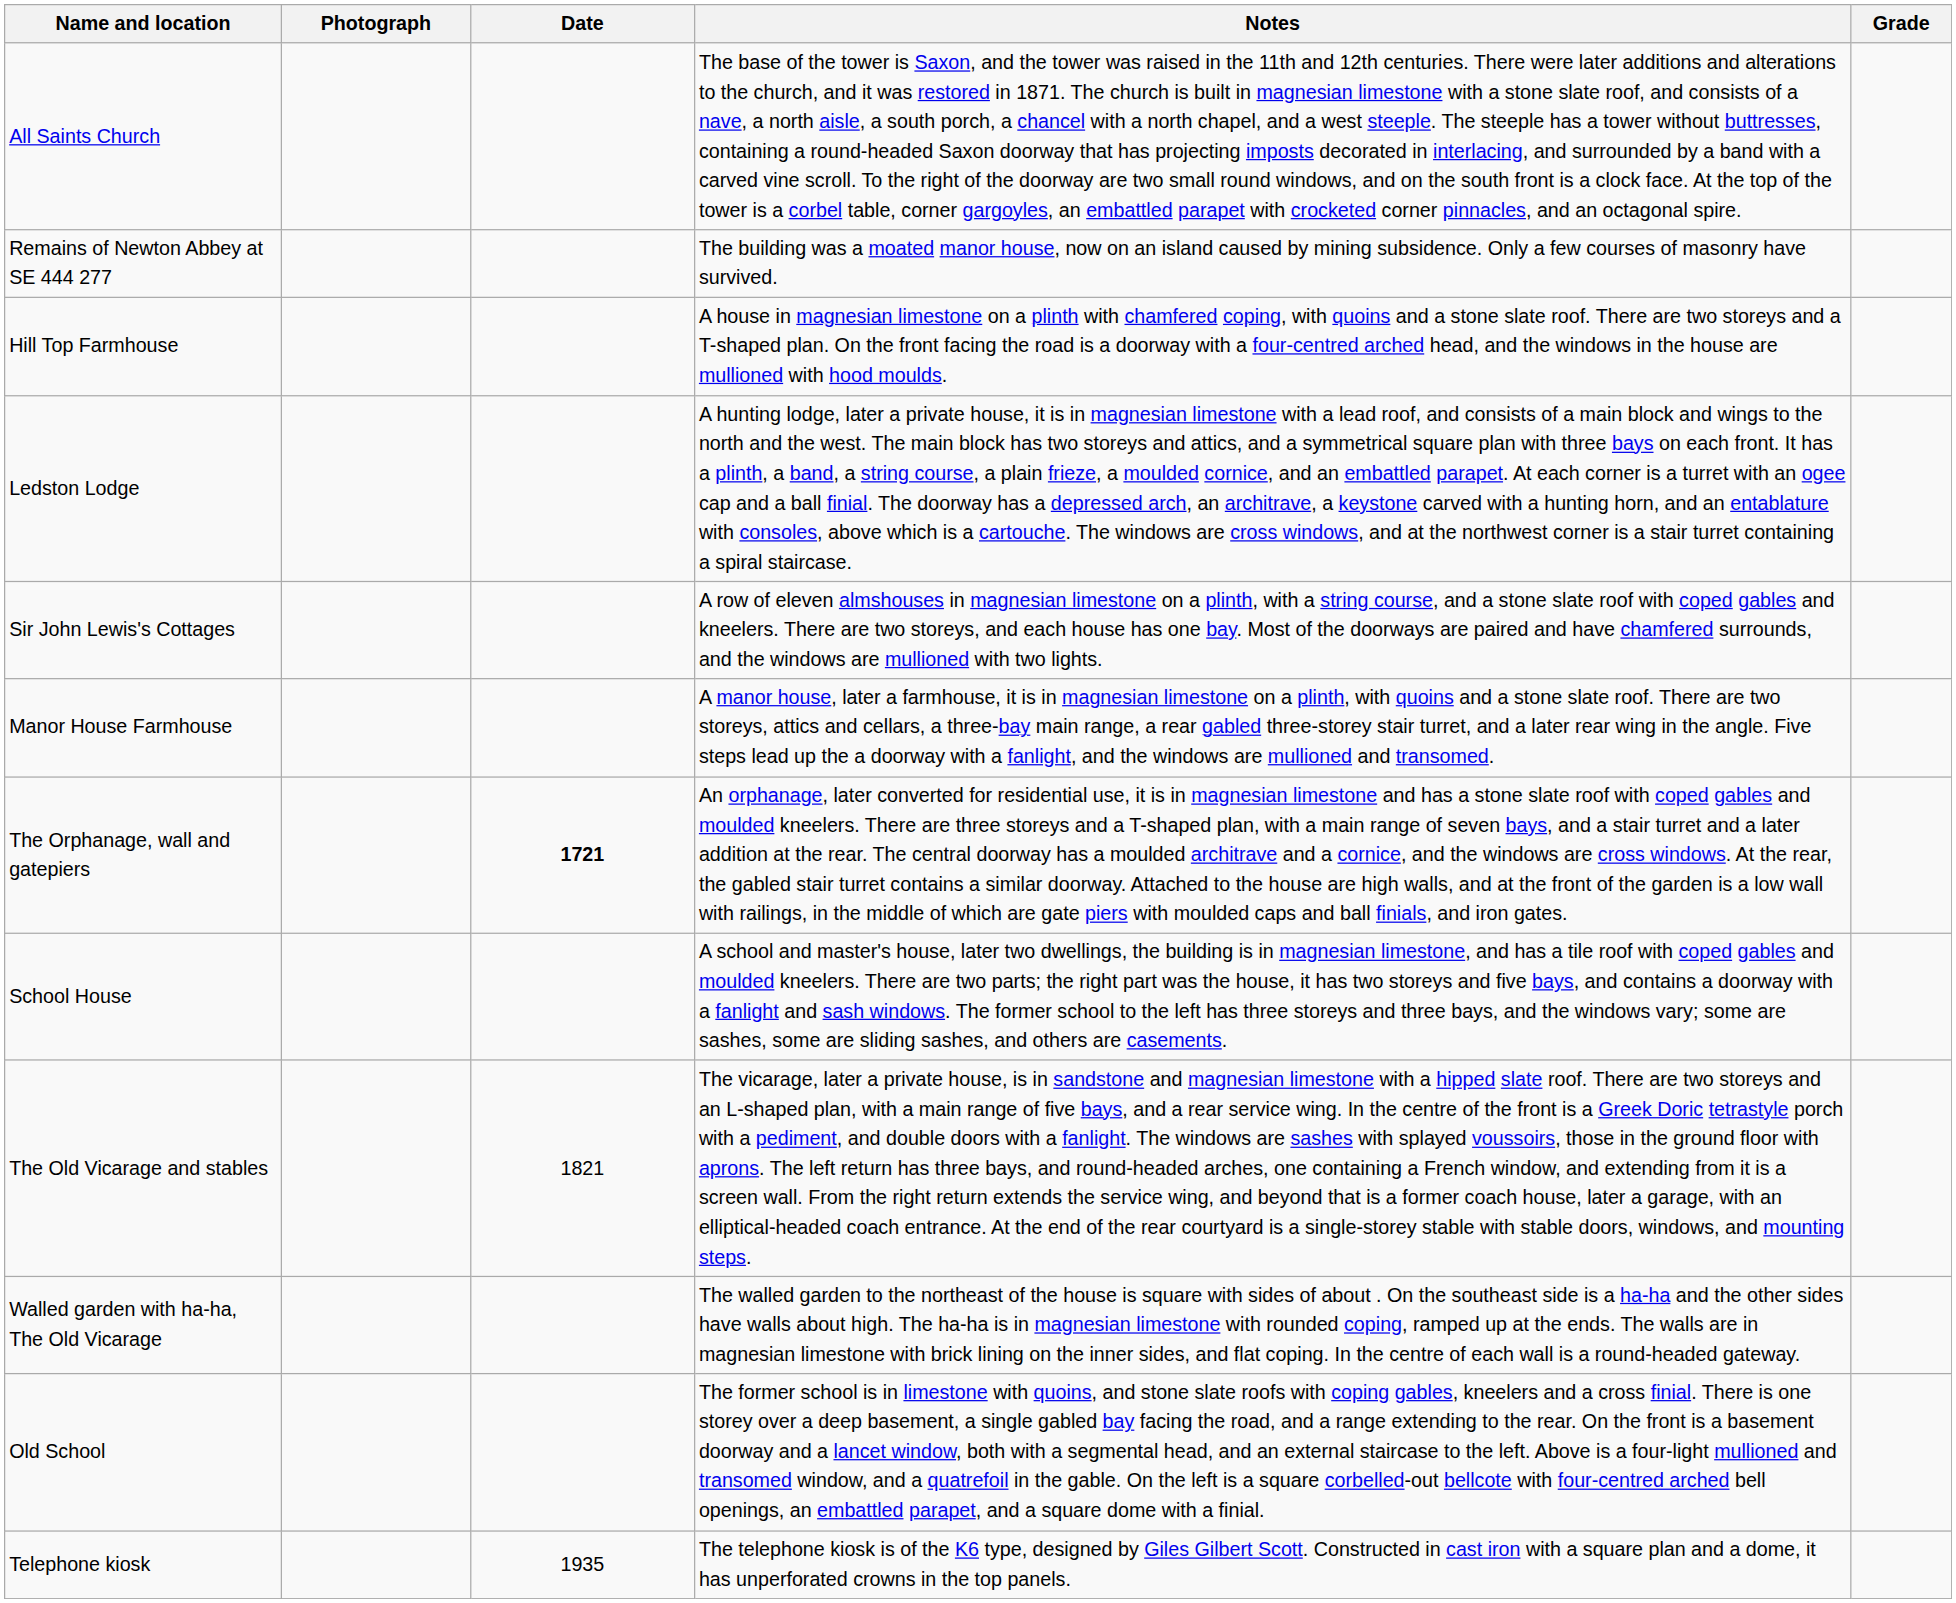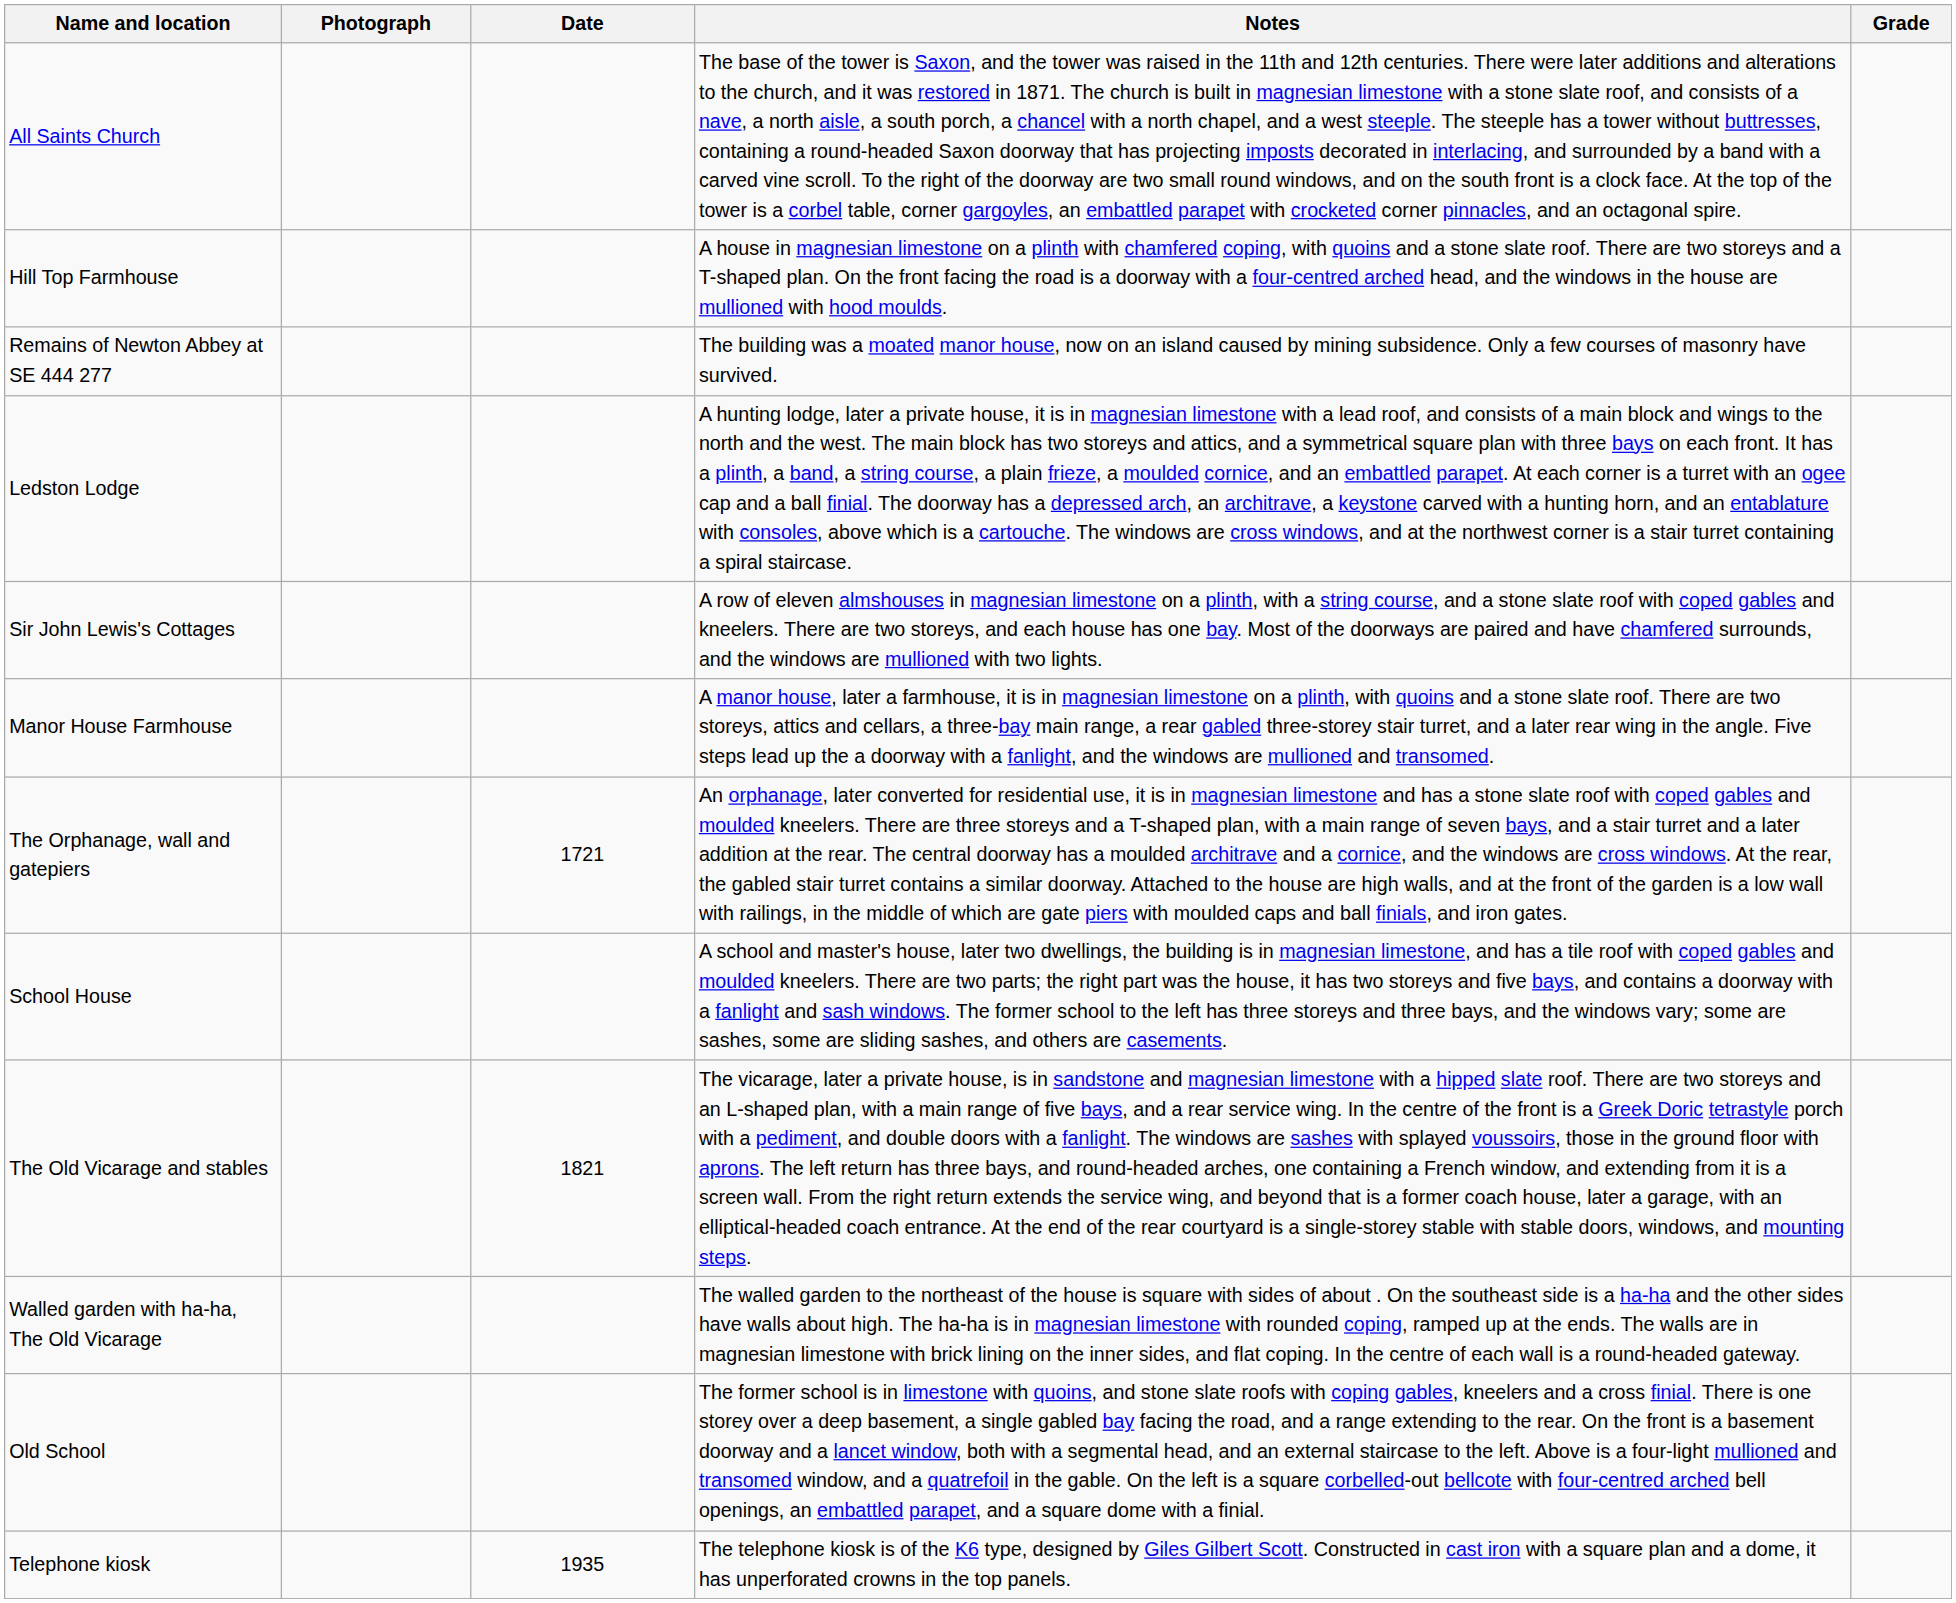rows swapped: (136, 263) <-> (94, 346)
(582, 854) bold -> (582, 854) normal
